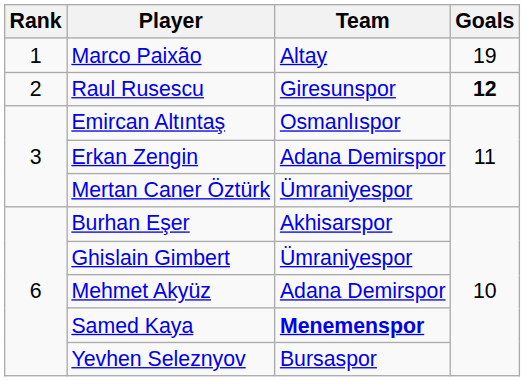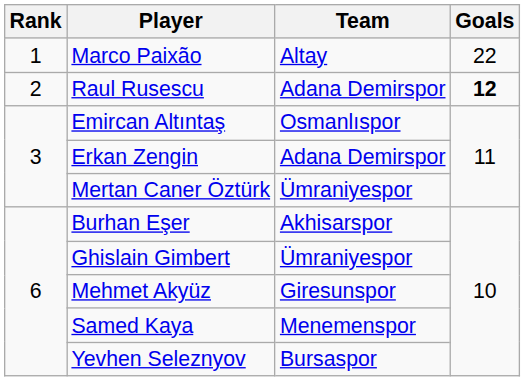(485, 55) 19 -> (485, 55) 22
(338, 88) Giresunspor -> (363, 88) Adana Demirspor
(363, 291) Adana Demirspor -> (338, 291) Giresunspor
(352, 325) bold -> (348, 325) normal
